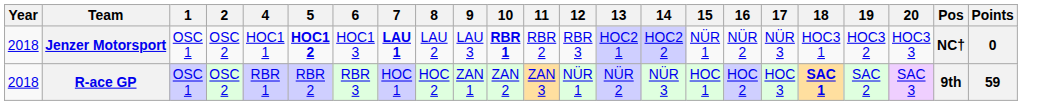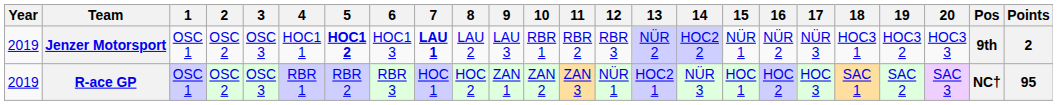+ column: (261, 15)
(23, 45) 2018 -> (23, 45) 2019
(505, 45) bold -> (542, 45) normal
(619, 45) HOC2 1 -> (655, 45) NÜR 2
(951, 45) NC† -> (987, 45) 9th
(993, 45) 0 -> (1028, 45) 2
(23, 82) 2018 -> (23, 82) 2019
(619, 82) NÜR 2 -> (655, 82) HOC2 1
(821, 82) bold -> (857, 82) normal
(951, 82) 9th -> (987, 82) NC†
(993, 82) 59 -> (1028, 82) 95
